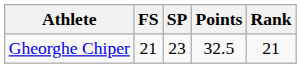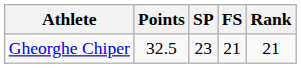columns swapped: (219, 19) <-> (148, 19)
